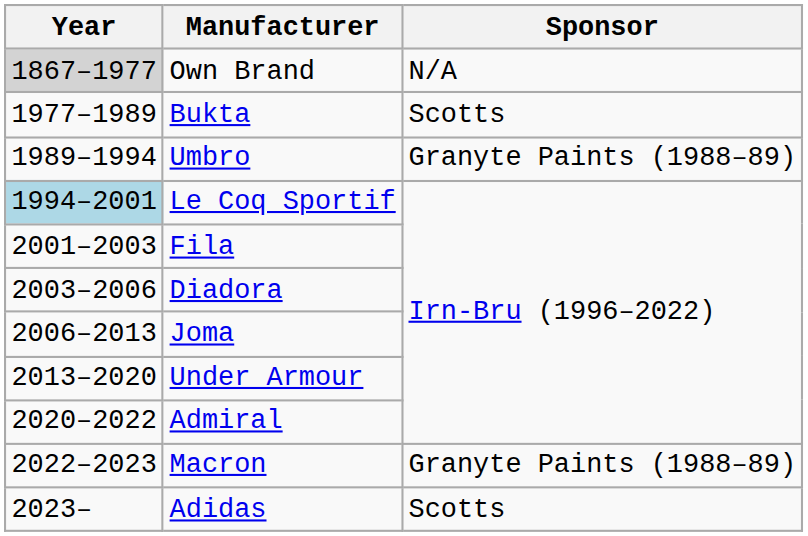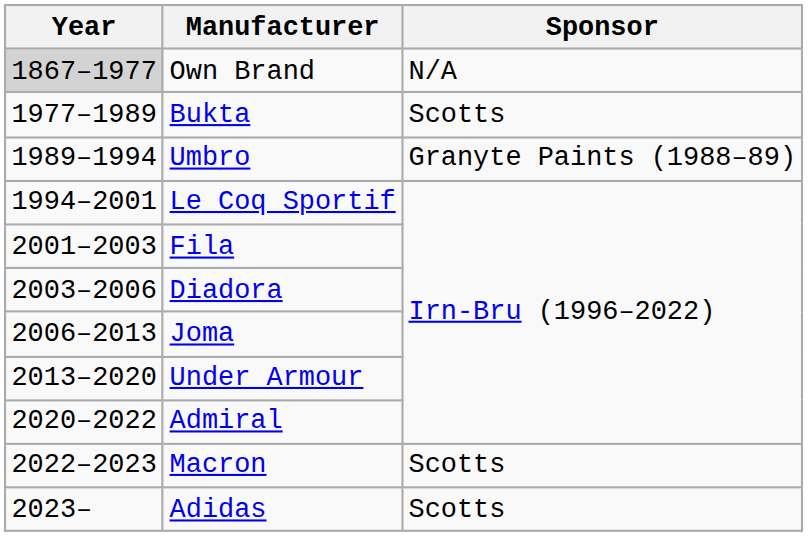(84, 202) lightblue background -> (84, 202) no background
(602, 466) Granyte Paints (1988–89) -> (457, 466) Scotts
